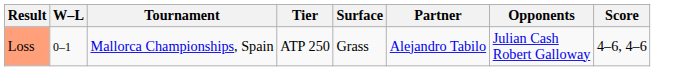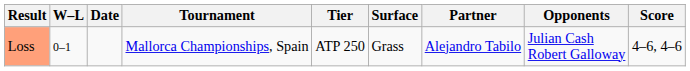+ column: (105, 15)
